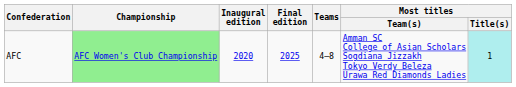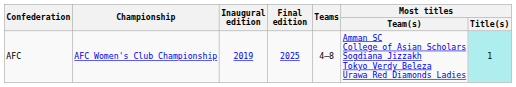(146, 57) lightgreen background -> (146, 57) no background
(243, 57) 2020 -> (243, 57) 2019
